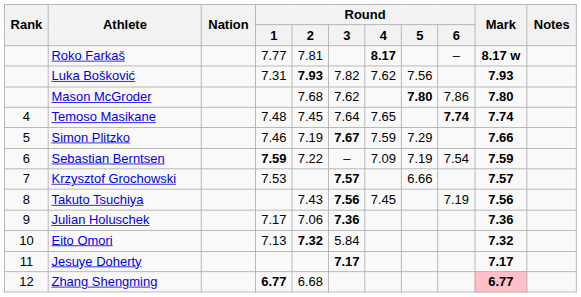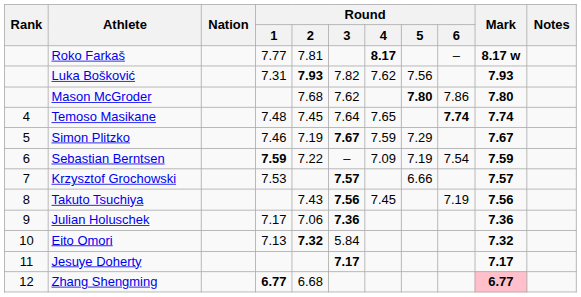(501, 138) 7.66 -> (501, 138) 7.67
